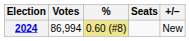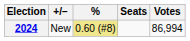columns swapped: (66, 12) <-> (173, 12)
